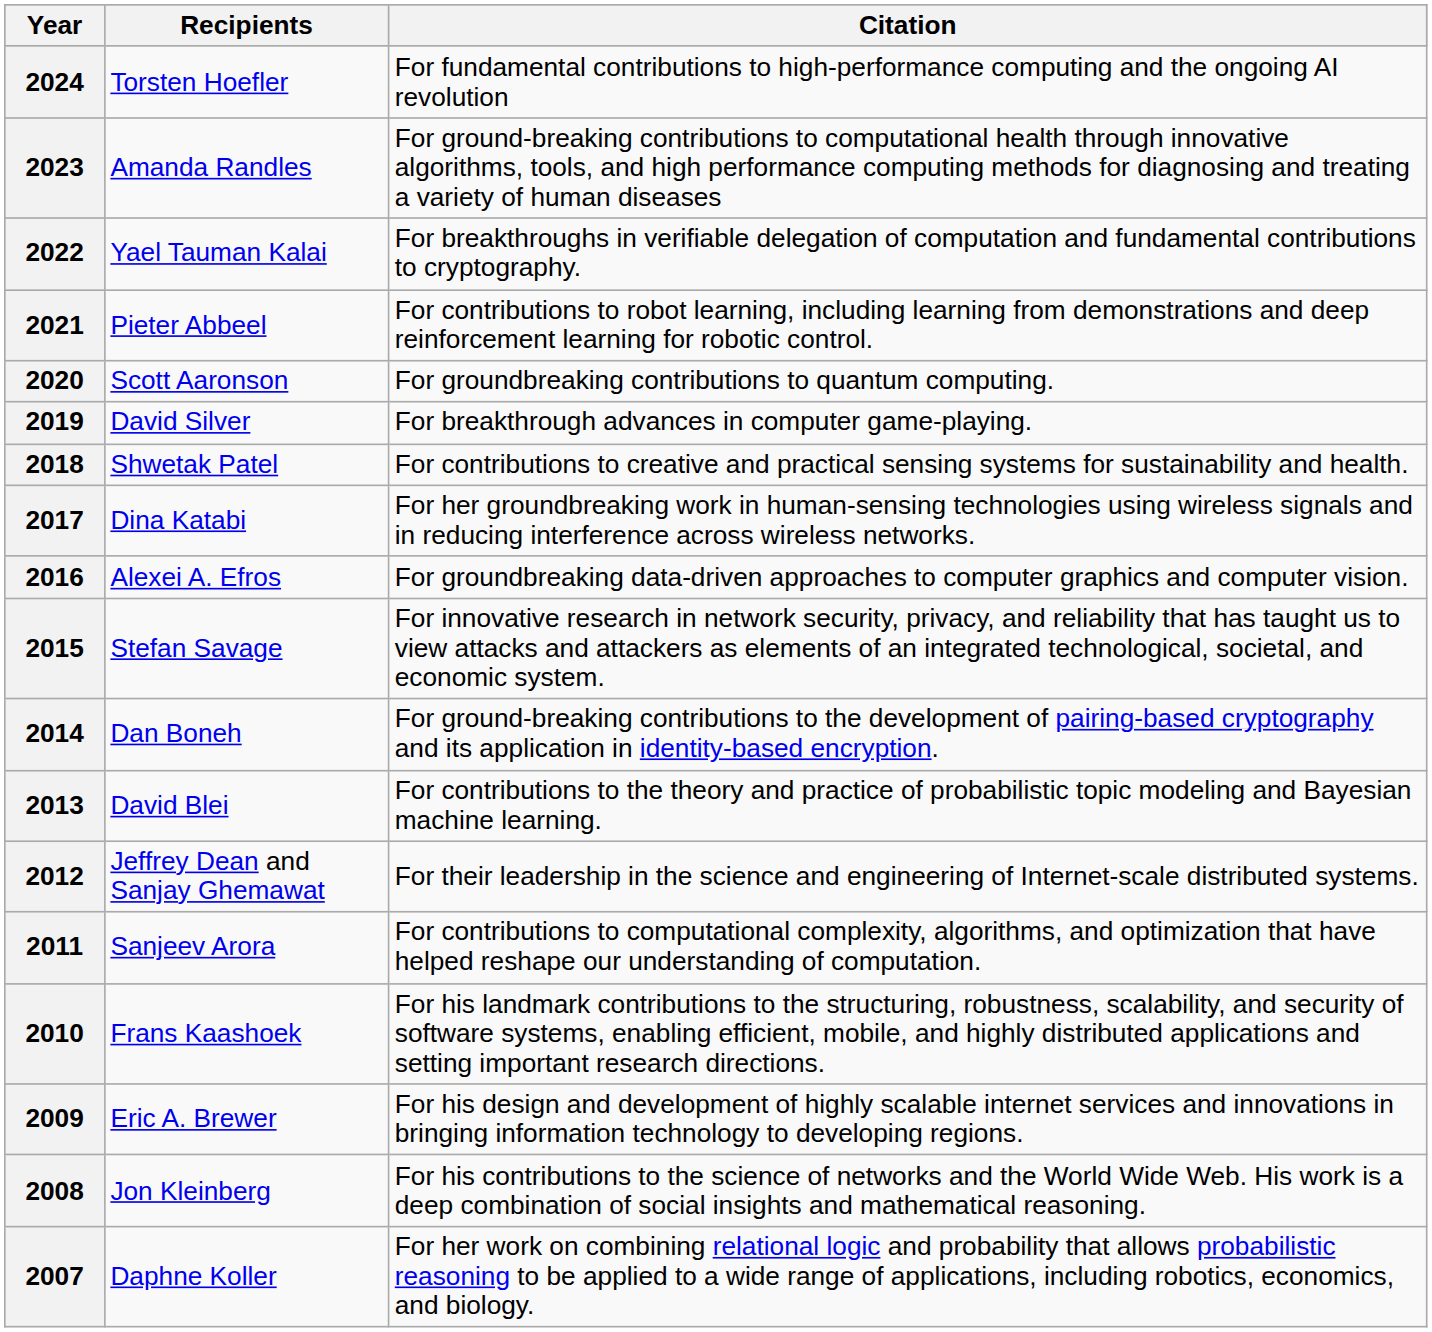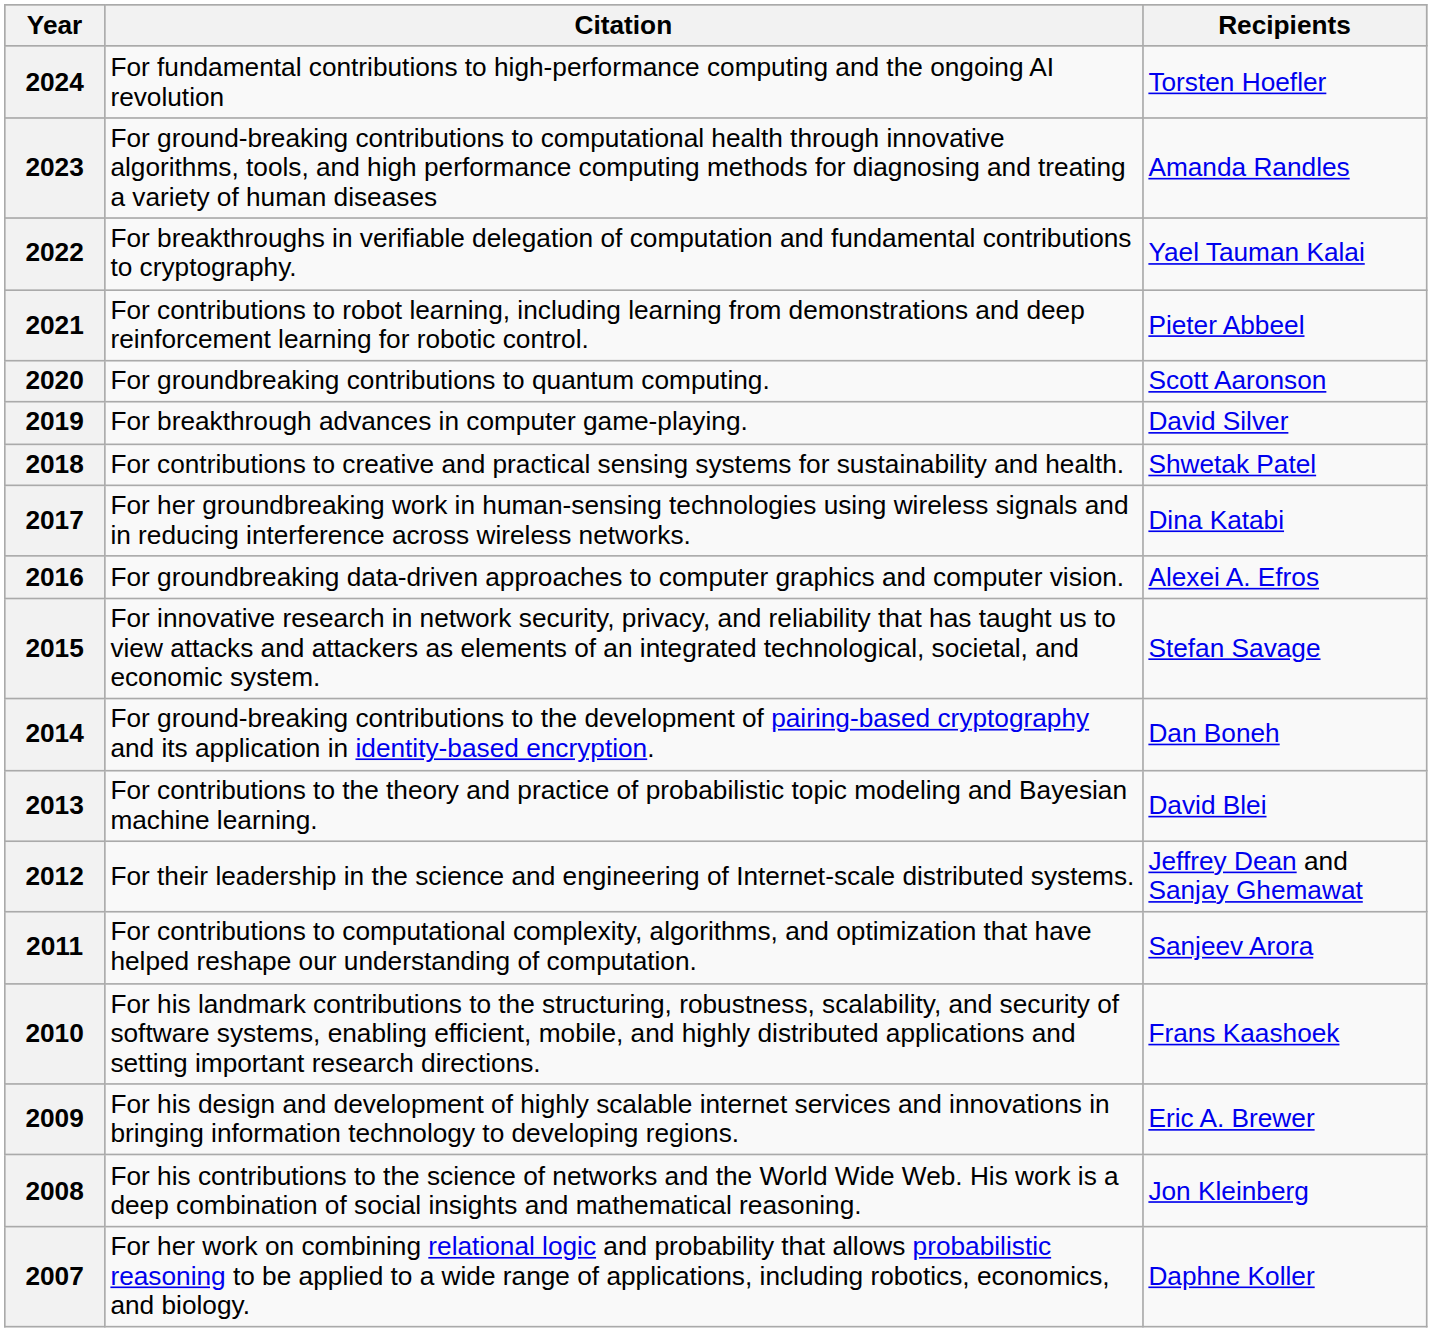columns swapped: (247, 25) <-> (908, 25)
